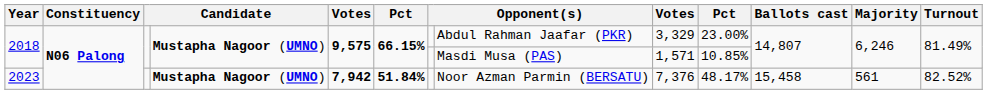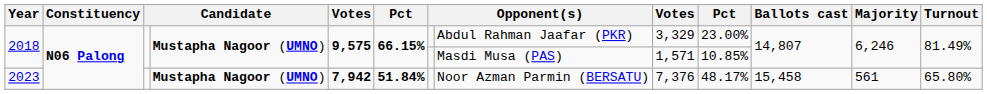(948, 78) 82.52% -> (948, 78) 65.80%
